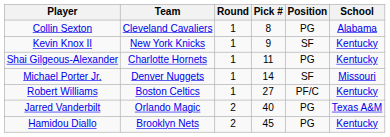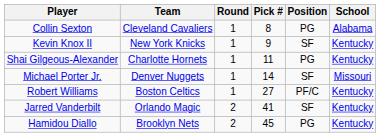(268, 108) 40 -> (268, 108) 41
(307, 108) PG -> (307, 108) SF
(357, 108) Texas A&M -> (353, 108) Kentucky
